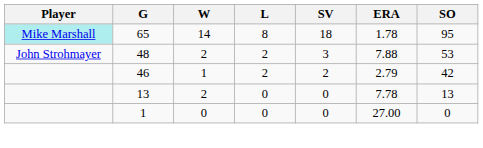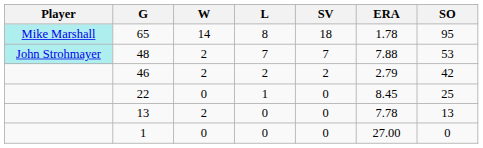(58, 53) no background -> (58, 53) paleturquoise background
(265, 53) 2 -> (265, 53) 7
(326, 53) 3 -> (326, 53) 7
(204, 73) 1 -> (204, 73) 2
+ row: (143, 93)
